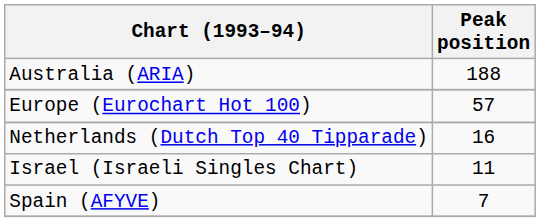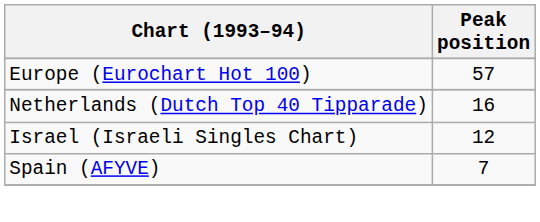- row: (102, 74)
(484, 169) 11 -> (484, 138) 12
